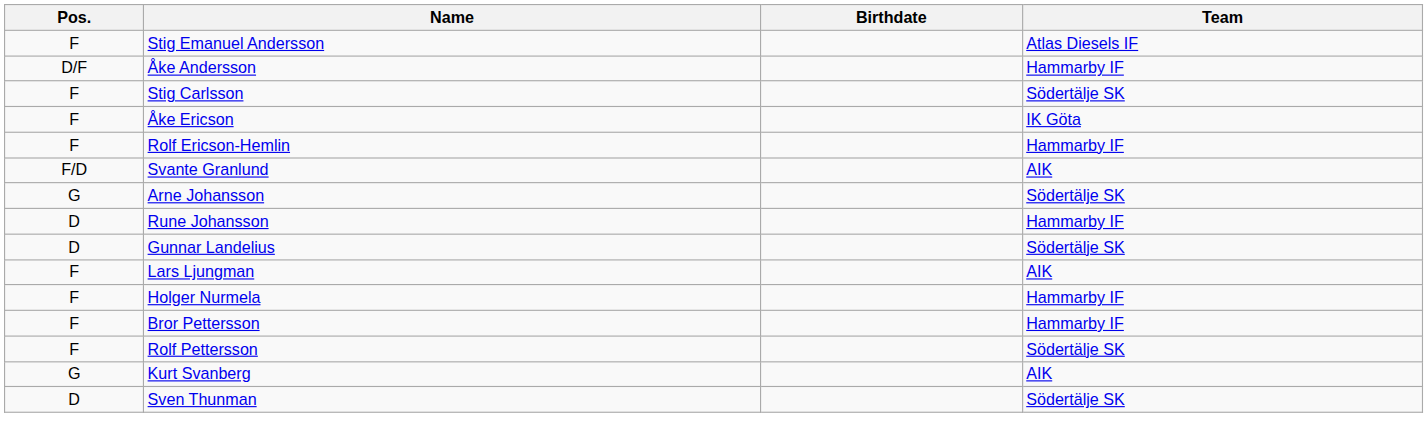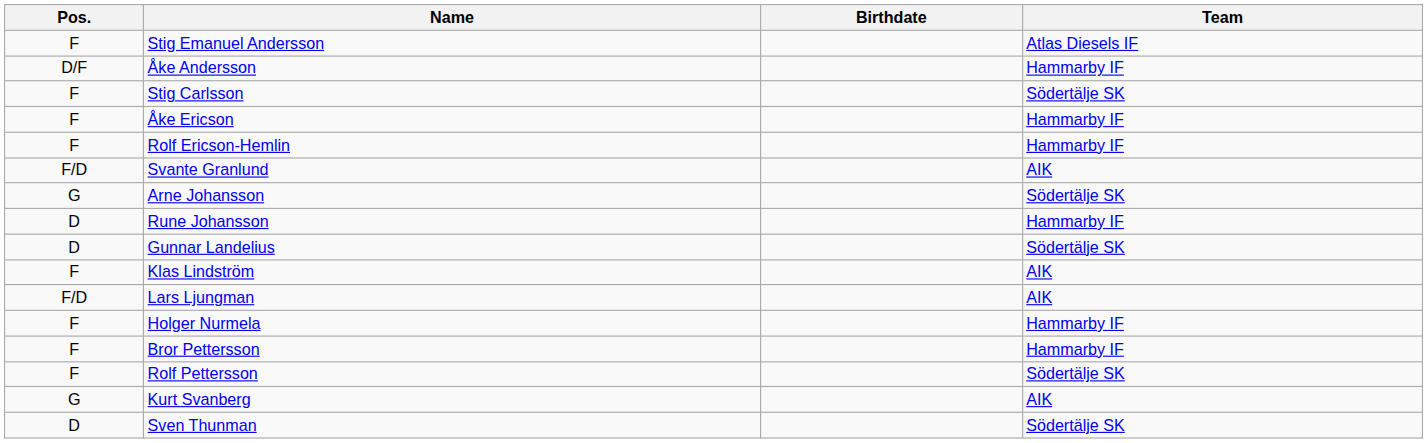(1054, 120) IK Göta -> (1075, 120) Hammarby IF
+ row: (201, 272)
(74, 272) F -> (74, 298) F/D
